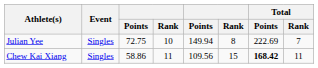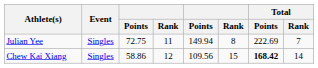(168, 41) 10 -> (168, 41) 11
(168, 56) 11 -> (168, 56) 12
(298, 56) 11 -> (298, 56) 14
